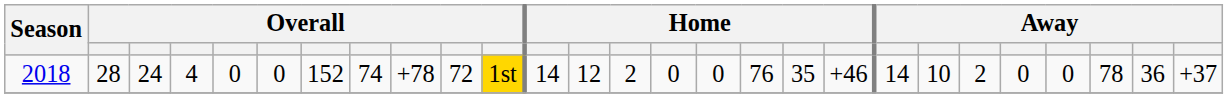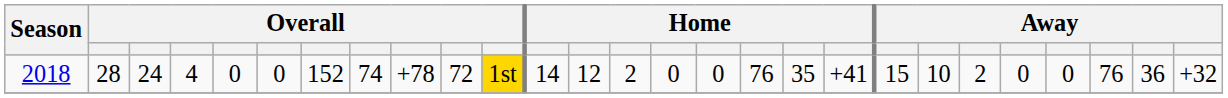(849, 73) +46 -> (849, 73) +41
(897, 73) 14 -> (897, 73) 15
(1111, 73) 78 -> (1111, 73) 76
(1198, 73) +37 -> (1198, 73) +32
